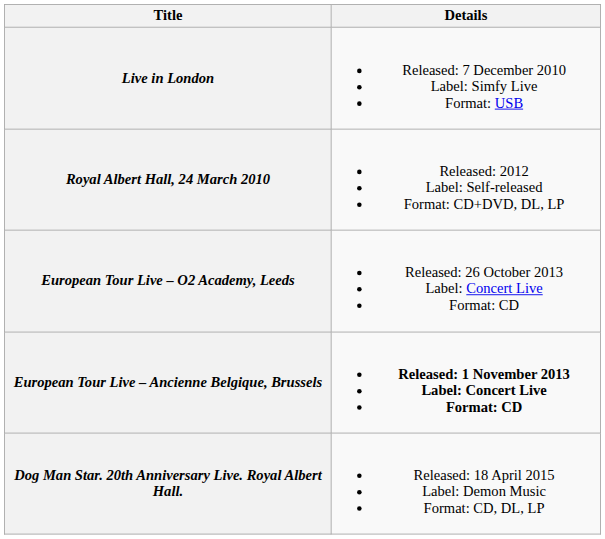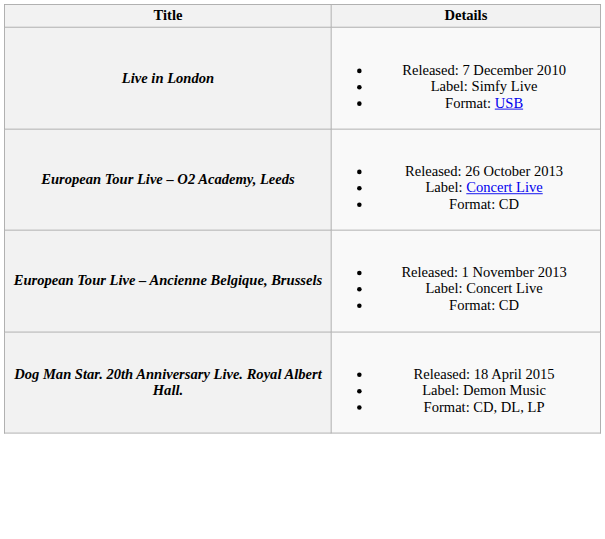- row: (168, 179)
(466, 390) bold -> (466, 289) normal
